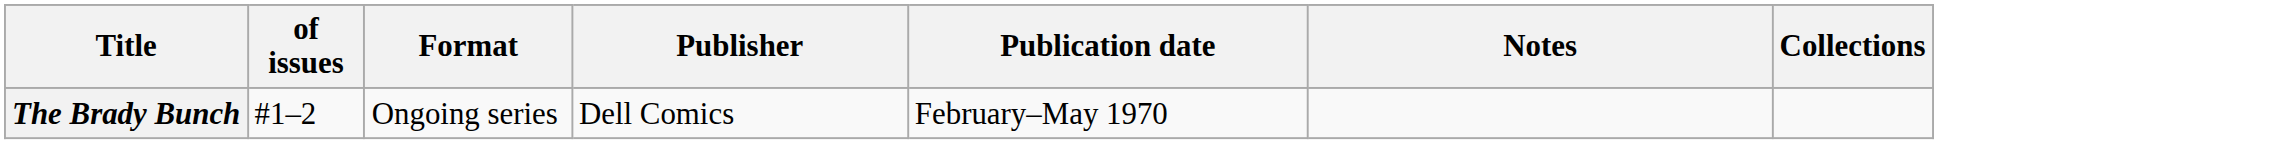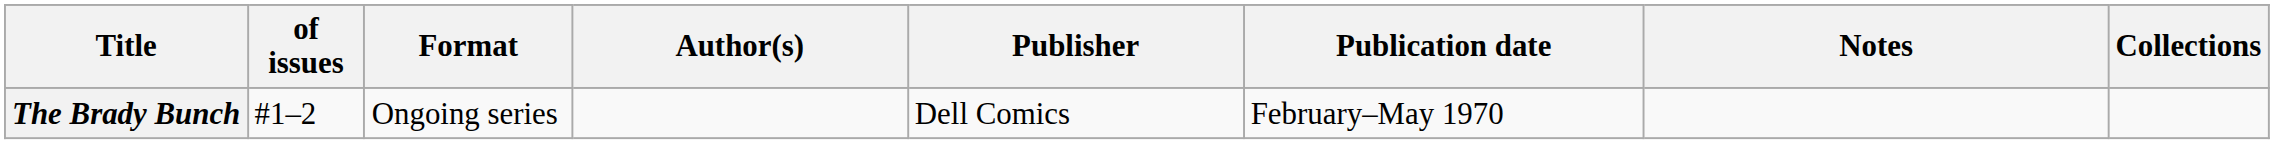+ column: (740, 46)
